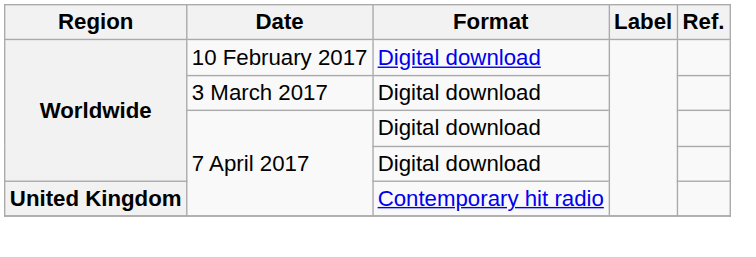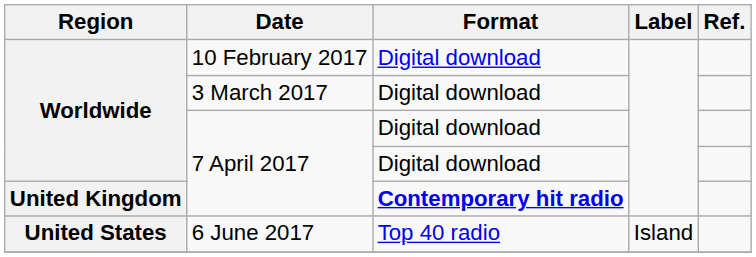(491, 198) normal -> (501, 198) bold
+ row: (96, 233)
